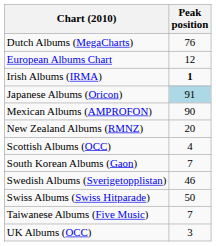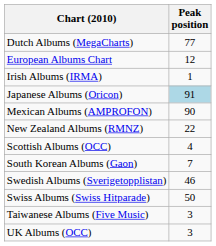(190, 42) 76 -> (190, 42) 77
(190, 77) bold -> (190, 77) normal
(190, 128) 20 -> (190, 128) 22
(190, 215) 7 -> (190, 215) 3
